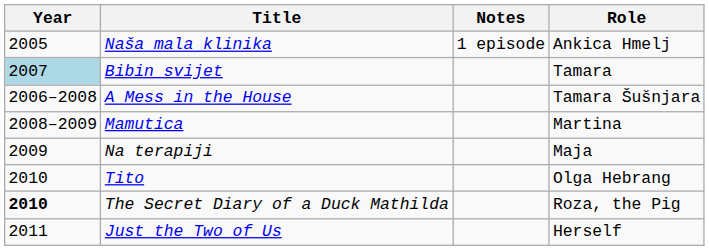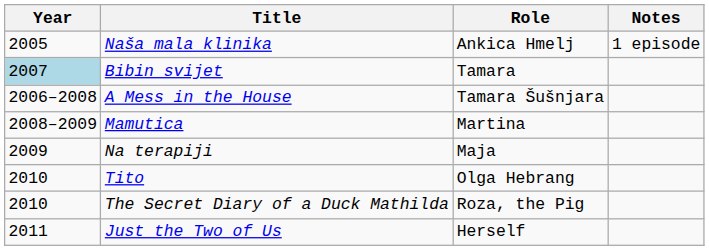columns swapped: (627, 18) <-> (501, 18)
(28, 205) bold -> (28, 205) normal
